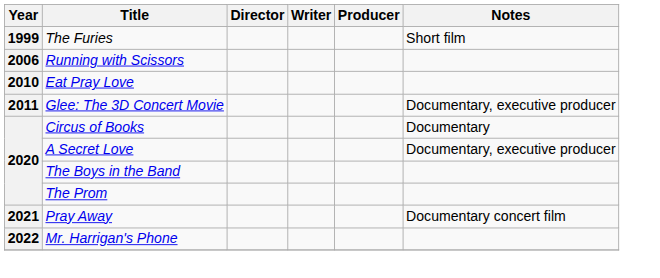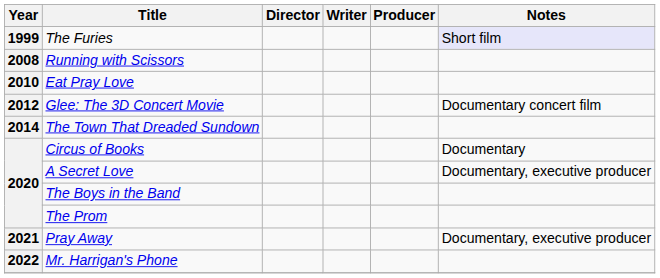(436, 37) no background -> (471, 37) lavender background
(23, 60) 2006 -> (23, 60) 2008
(23, 104) 2011 -> (23, 104) 2012
(511, 104) Documentary, executive producer -> (521, 104) Documentary concert film
+ row: (152, 127)
(486, 216) Documentary concert film -> (546, 238) Documentary, executive producer
